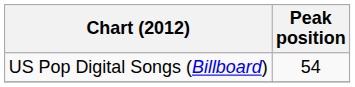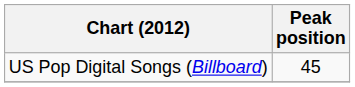(311, 67) 54 -> (311, 67) 45
